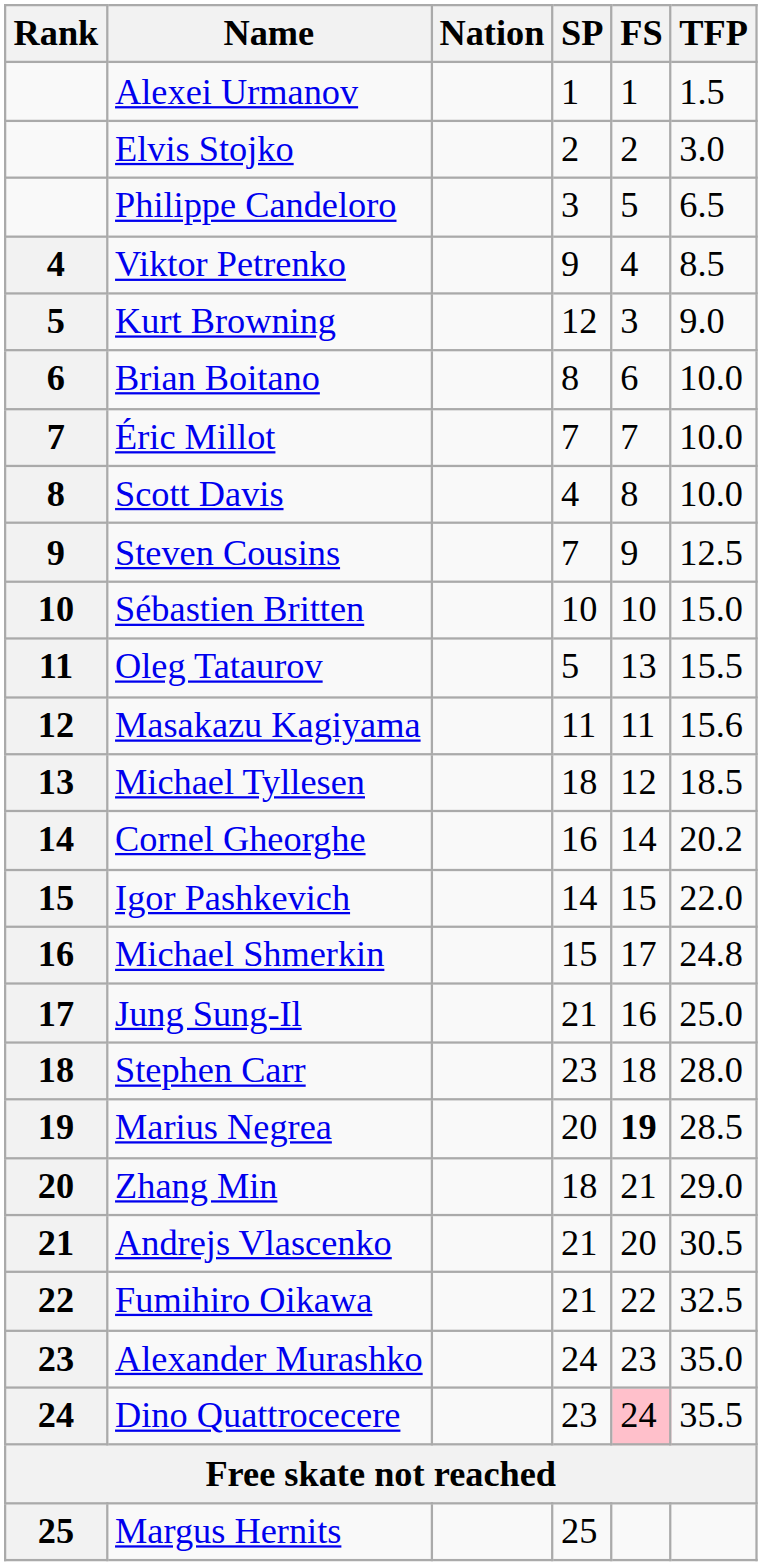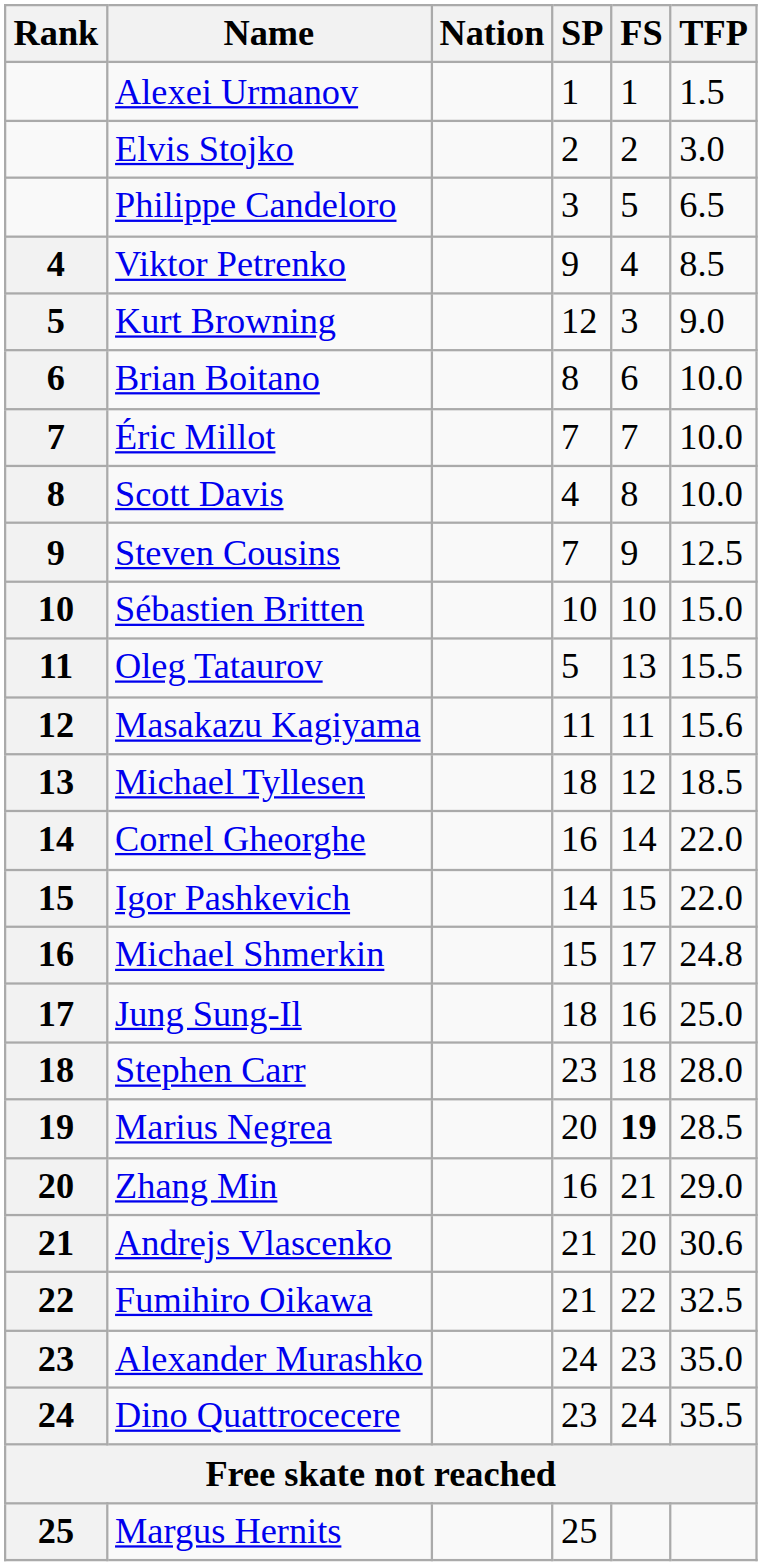(711, 839) 20.2 -> (711, 839) 22.0
(579, 1012) 21 -> (579, 1012) 18
(579, 1185) 18 -> (579, 1185) 16
(711, 1242) 30.5 -> (711, 1242) 30.6
(638, 1415) pink background -> (638, 1415) no background
